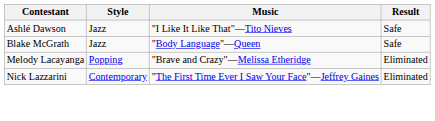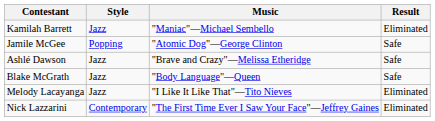+ row: (39, 28)
+ row: (36, 44)
(222, 28) "I Like It Like That"—Tito Nieves -> (231, 60) "Brave and Crazy"—Melissa Etheridge
(106, 60) Popping -> (97, 92) Jazz
(231, 60) "Brave and Crazy"—Melissa Etheridge -> (222, 92) "I Like It Like That"—Tito Nieves
